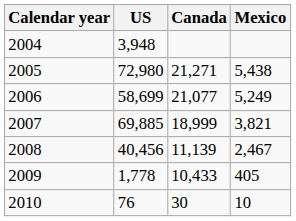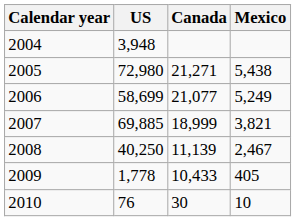(141, 149) 40,456 -> (141, 149) 40,250
